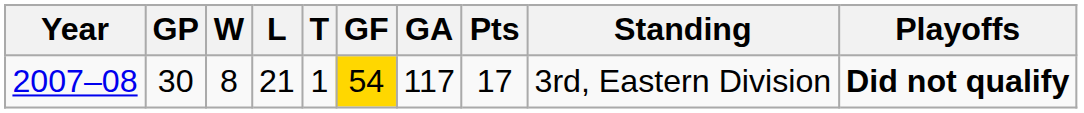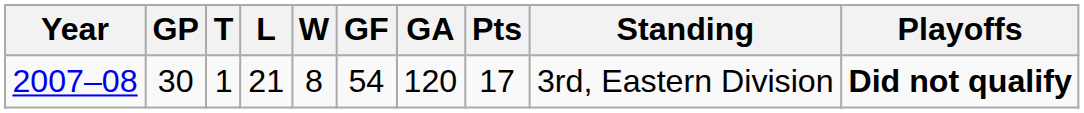columns swapped: (229, 30) <-> (319, 30)
(366, 81) gold background -> (366, 81) no background
(429, 81) 117 -> (430, 81) 120
